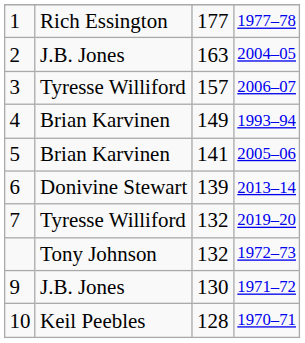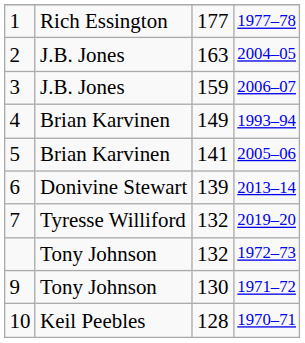(113, 87) Tyresse Williford -> (82, 87) J.B. Jones
(213, 87) 157 -> (213, 87) 159
(82, 287) J.B. Jones -> (98, 287) Tony Johnson
